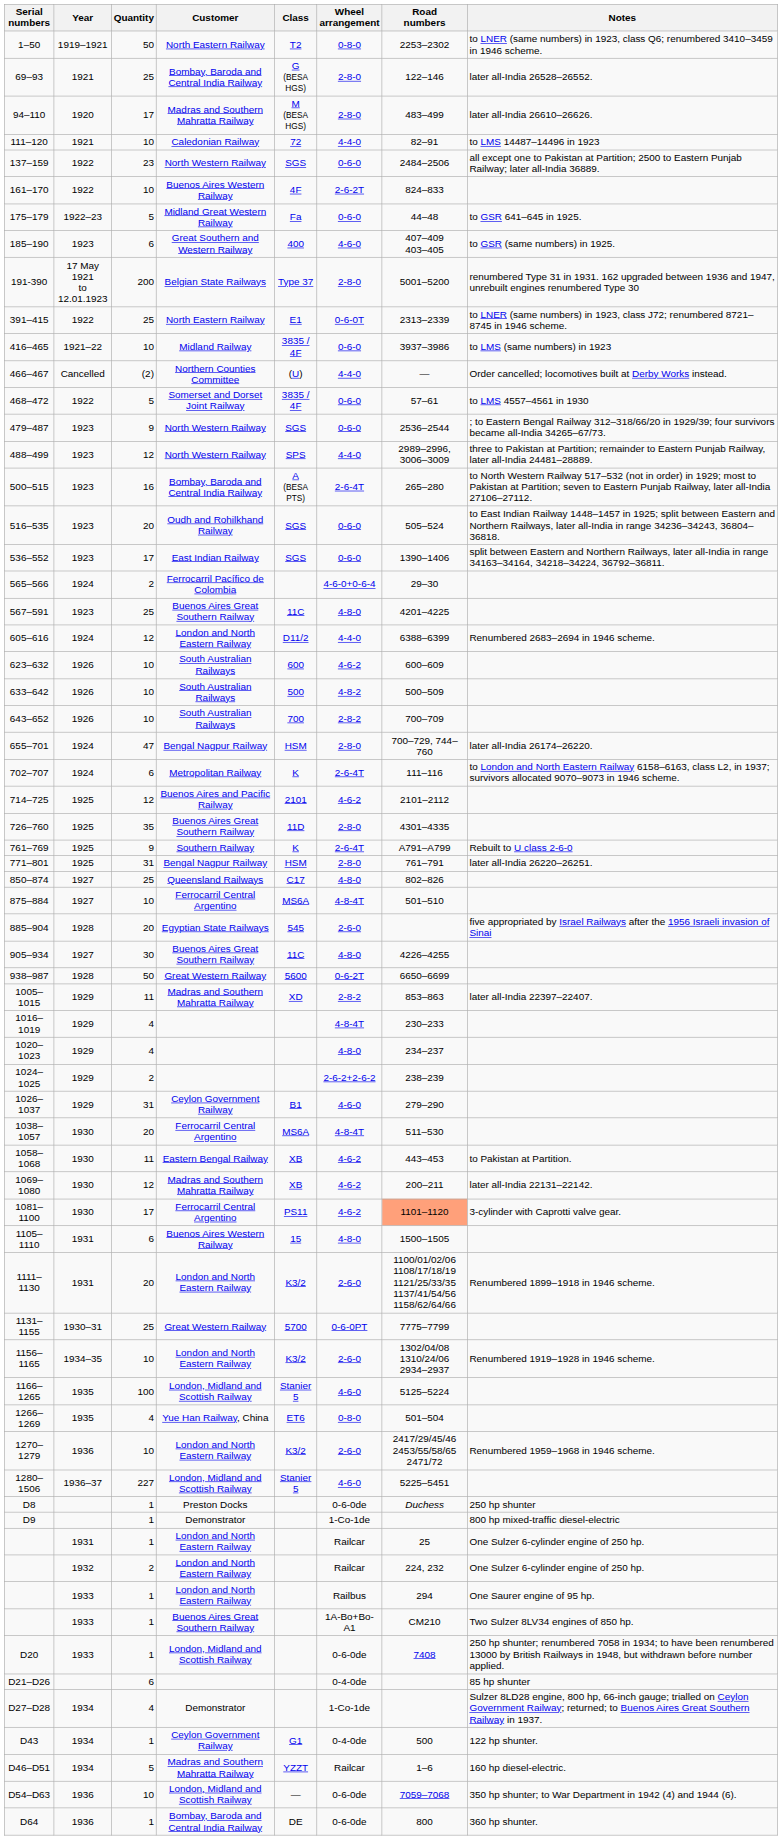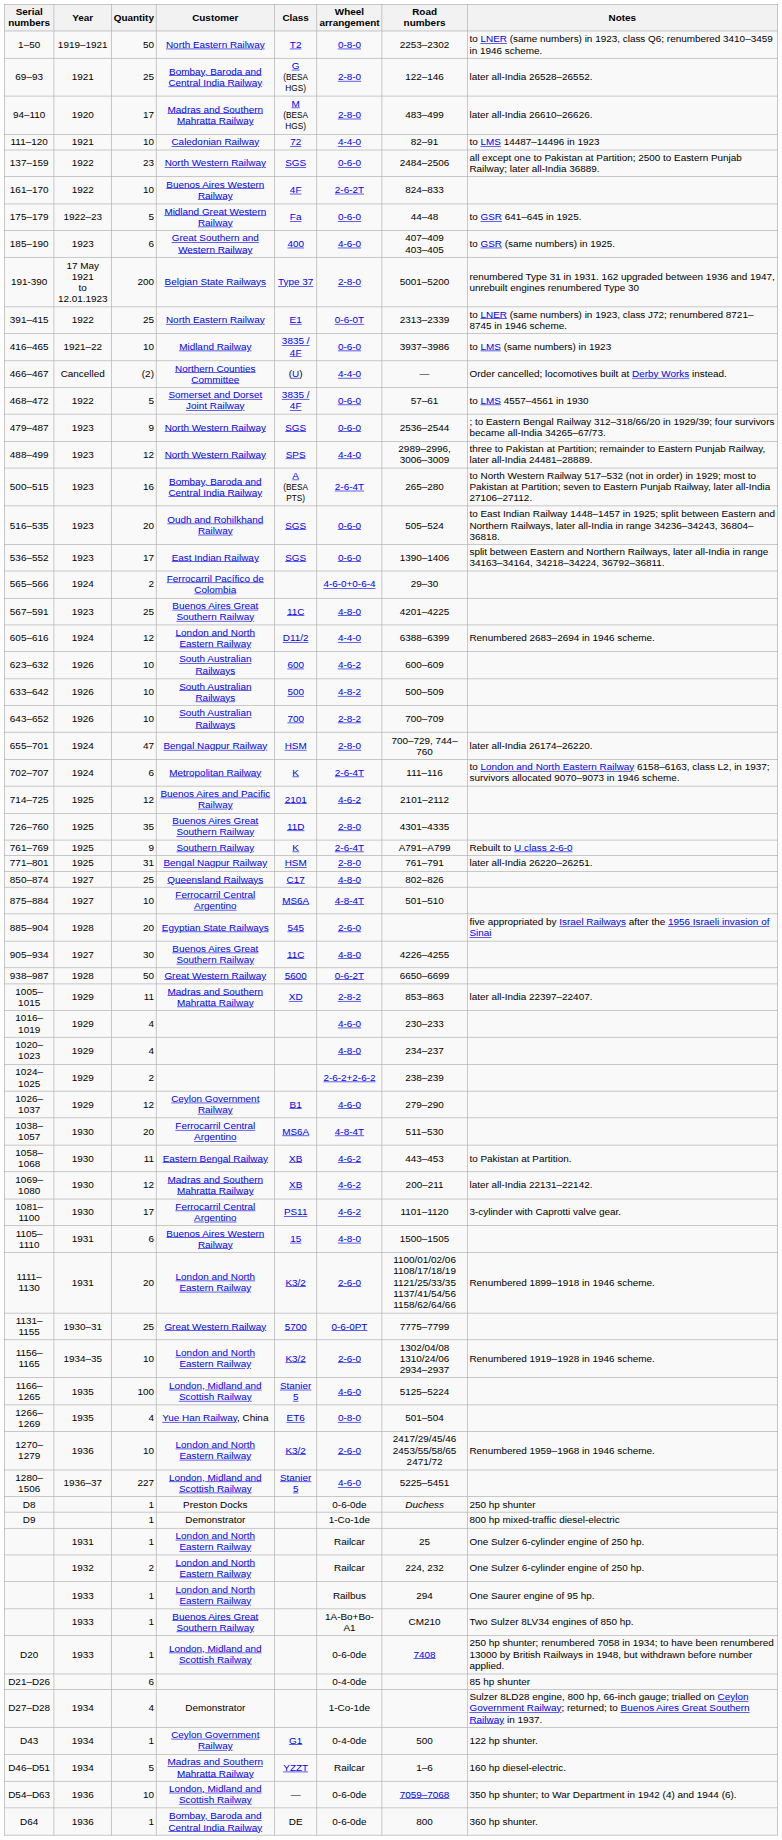(349, 1024) 4-8-4T -> (349, 1024) 4-6-0
(148, 1104) 31 -> (148, 1104) 12
(425, 1212) lightsalmon background -> (425, 1212) no background
